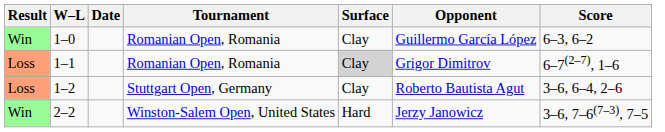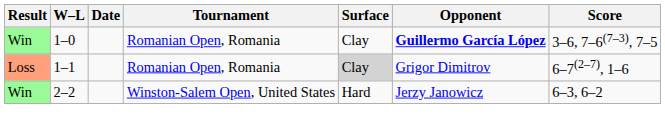(466, 38) normal -> (471, 40) bold
(568, 38) 6–3, 6–2 -> (605, 40) 3–6, 7–6(7–3), 7–5
- row: (64, 88)
(596, 113) 3–6, 7–6(7–3), 7–5 -> (577, 92) 6–3, 6–2
